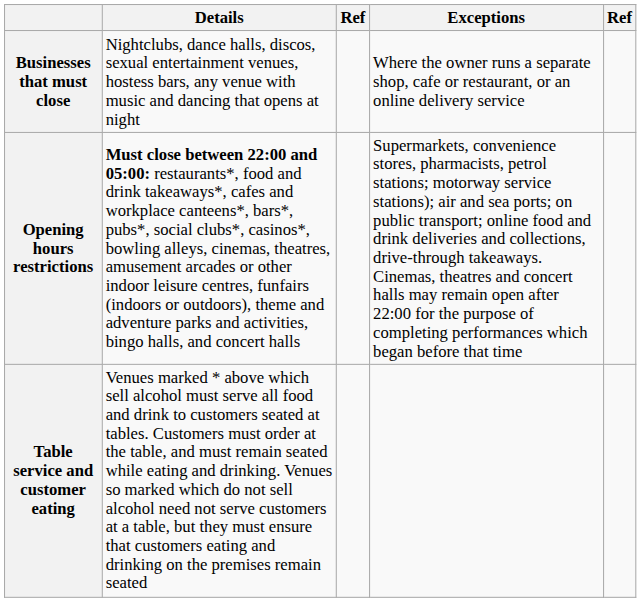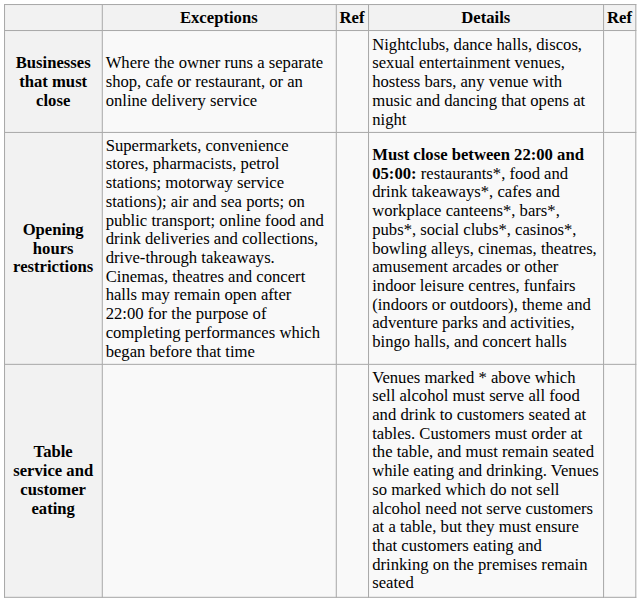columns swapped: (219, 17) <-> (486, 17)
